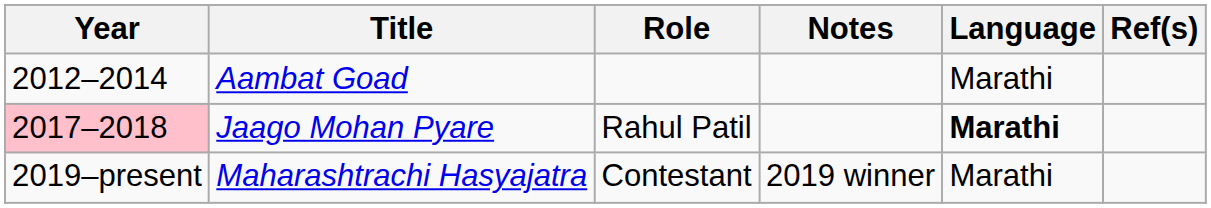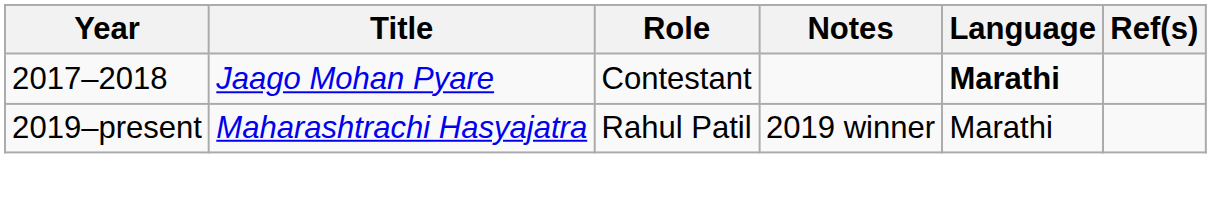- row: (312, 78)
(90, 127) pink background -> (90, 78) no background
(677, 127) Rahul Patil -> (677, 78) Contestant
(677, 176) Contestant -> (677, 127) Rahul Patil
